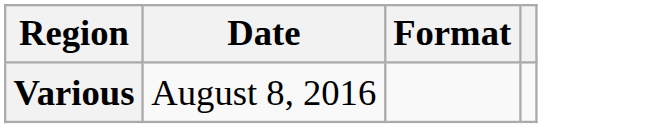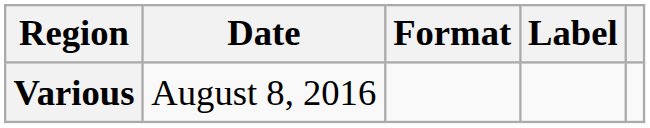+ column: (573, 33)
